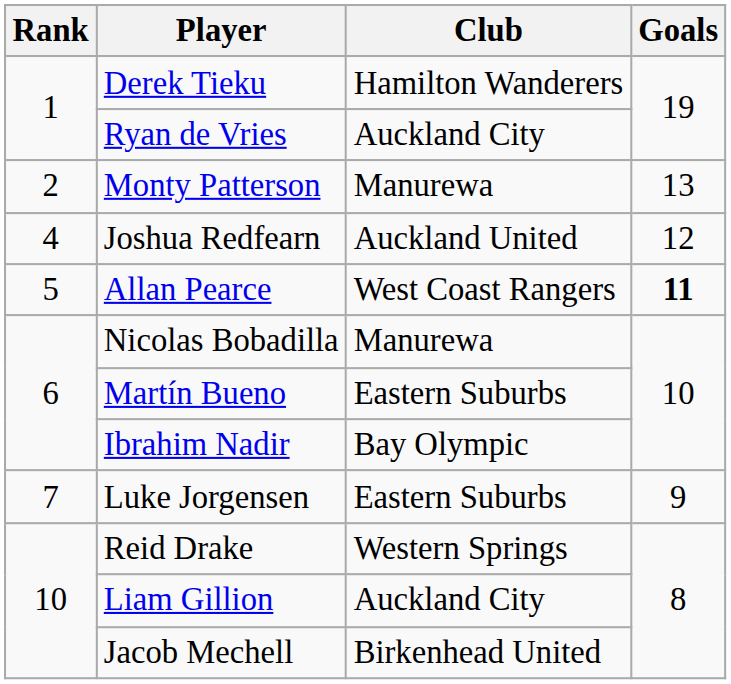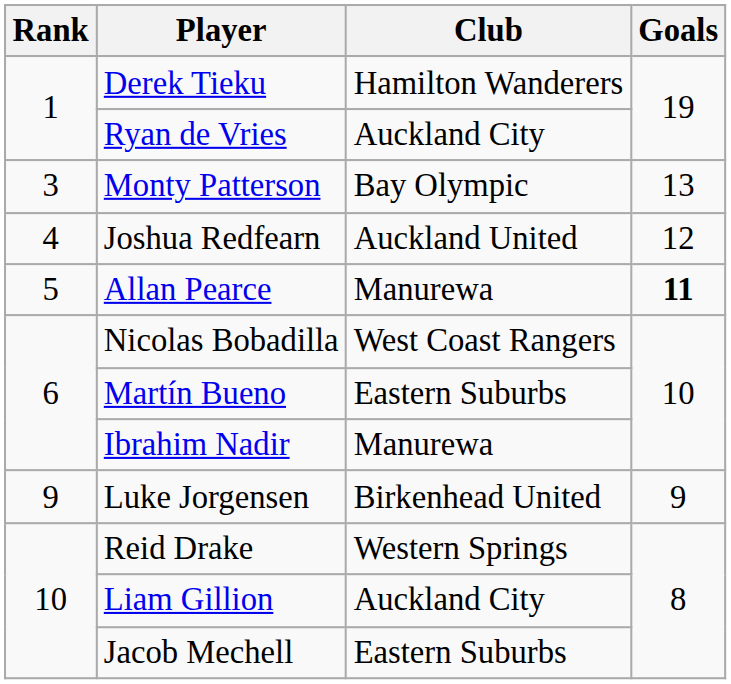(51, 185) 2 -> (51, 185) 3
(423, 185) Manurewa -> (441, 185) Bay Olympic
(485, 289) West Coast Rangers -> (423, 289) Manurewa
(423, 340) Manurewa -> (485, 340) West Coast Rangers
(441, 444) Bay Olympic -> (423, 444) Manurewa
(51, 496) 7 -> (51, 496) 9
(460, 496) Eastern Suburbs -> (477, 496) Birkenhead United
(477, 651) Birkenhead United -> (460, 651) Eastern Suburbs
